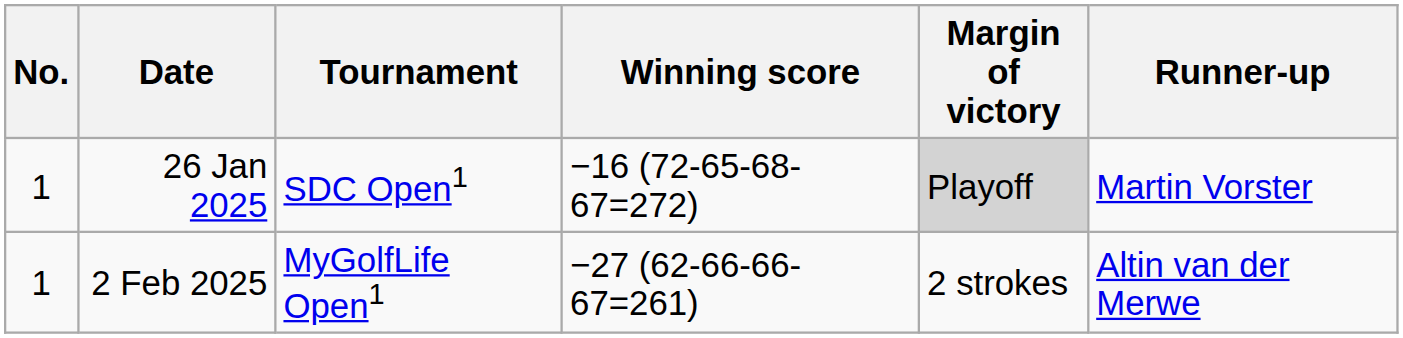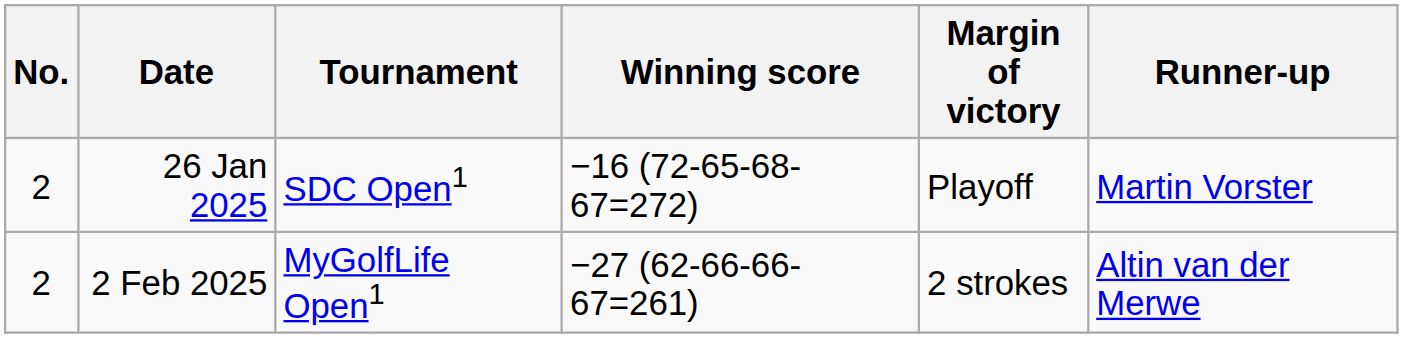(41, 185) 1 -> (41, 185) 2
(980, 185) lightgrey background -> (980, 185) no background
(41, 283) 1 -> (41, 283) 2
